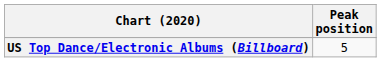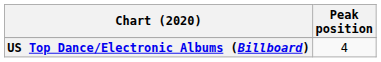(344, 47) 5 -> (344, 47) 4
